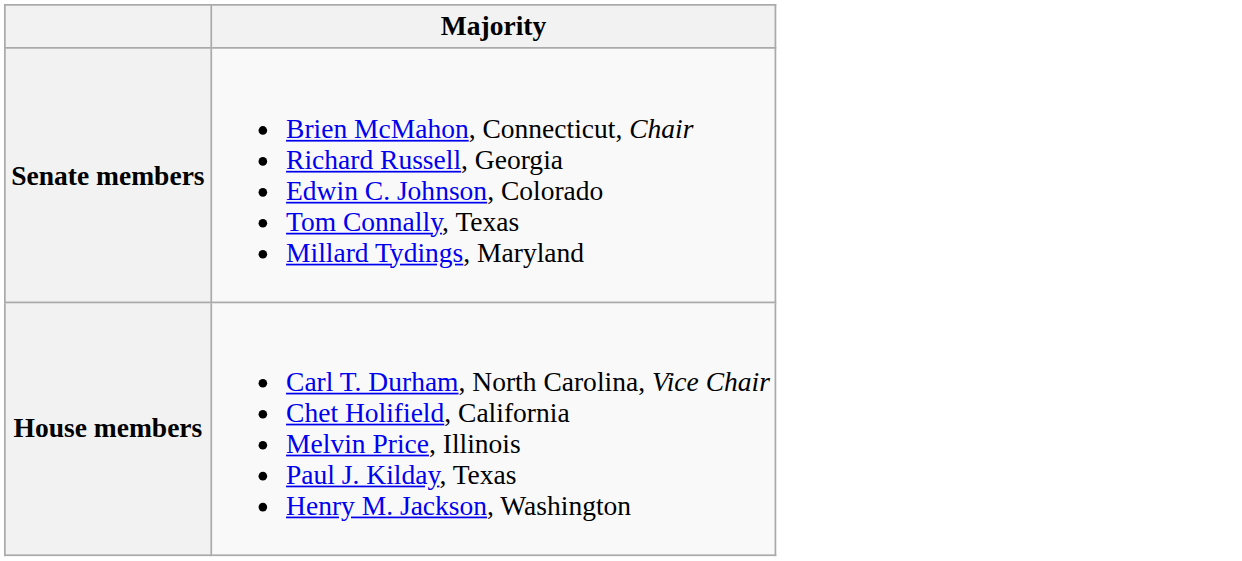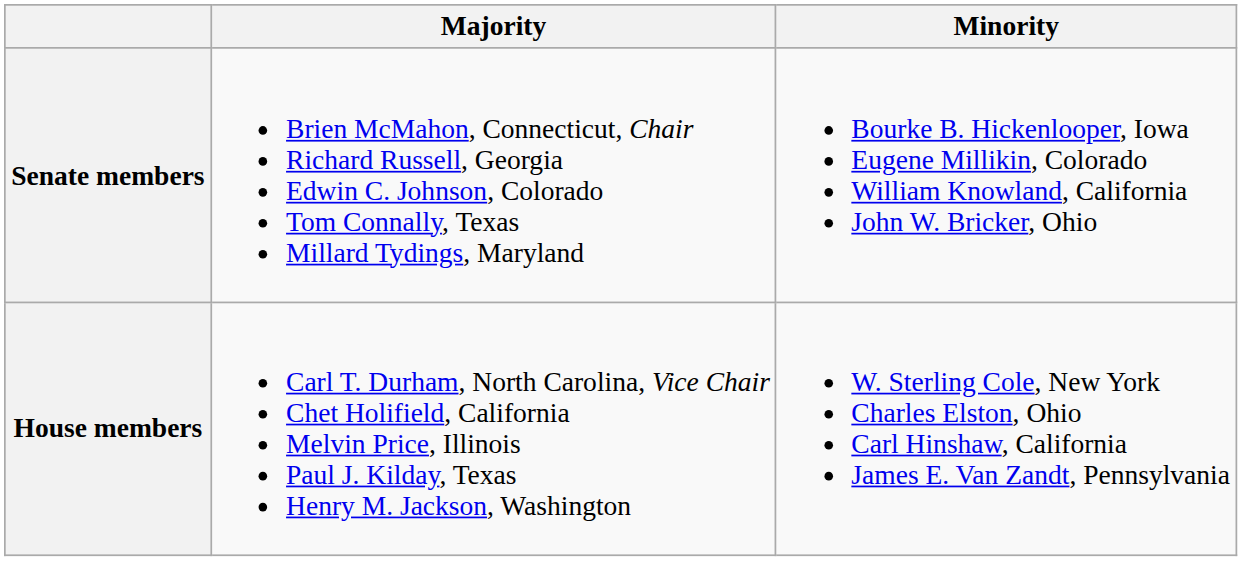+ column: (1006, 26)
